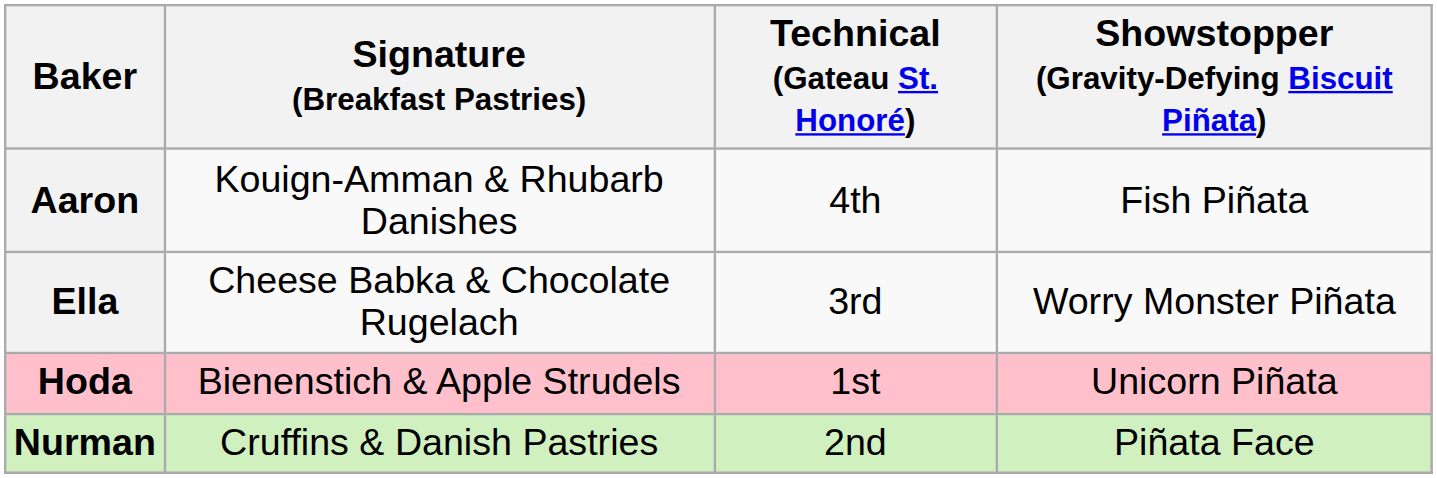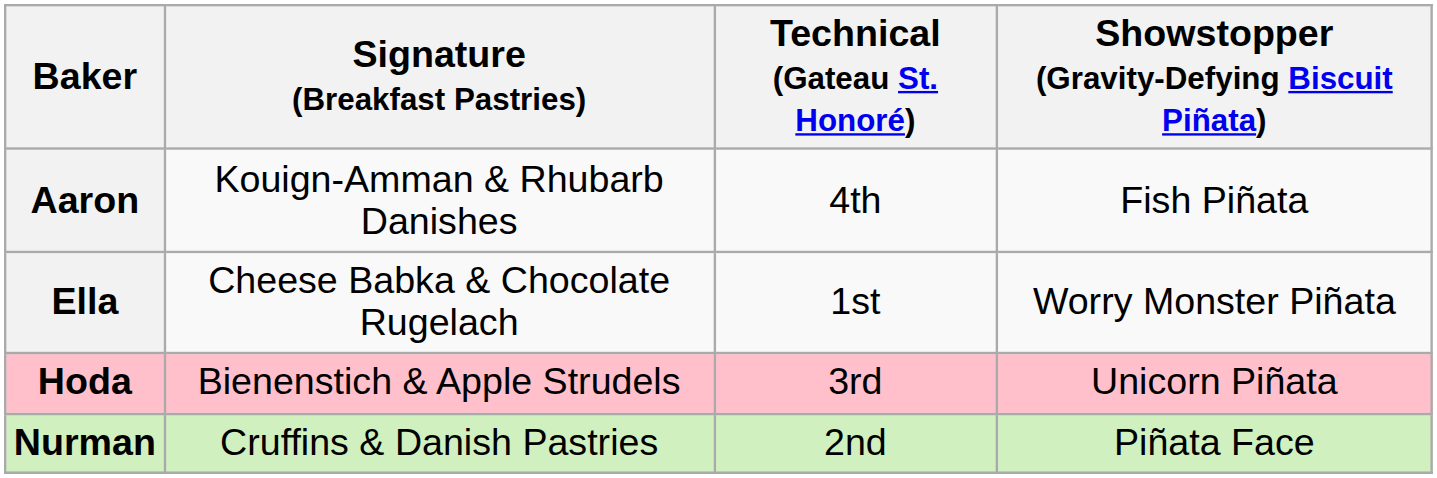(855, 301) 3rd -> (855, 301) 1st
(855, 382) 1st -> (855, 382) 3rd
